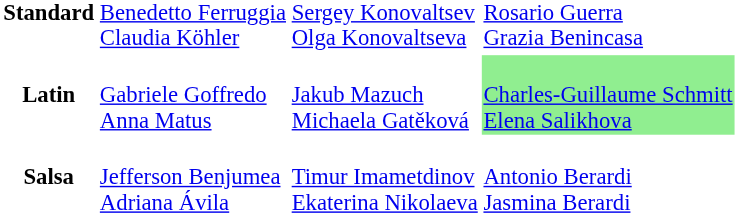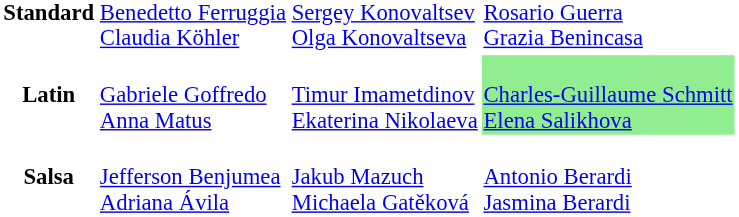(380, 107) Jakub Mazuch Michaela Gatěková -> (385, 107) Timur Imametdinov Ekaterina Nikolaeva
(385, 189) Timur Imametdinov Ekaterina Nikolaeva -> (380, 189) Jakub Mazuch Michaela Gatěková
